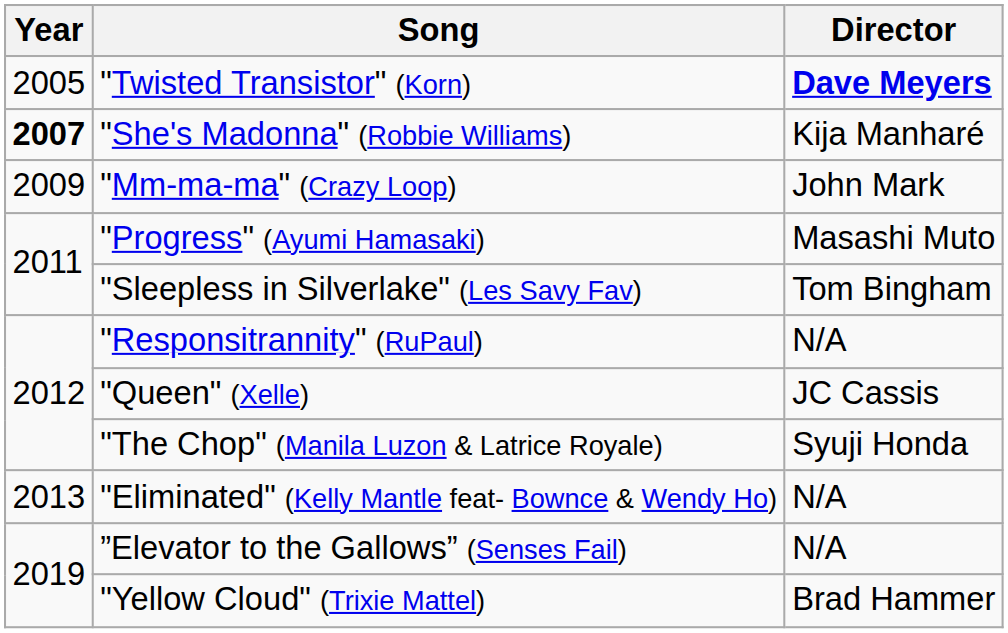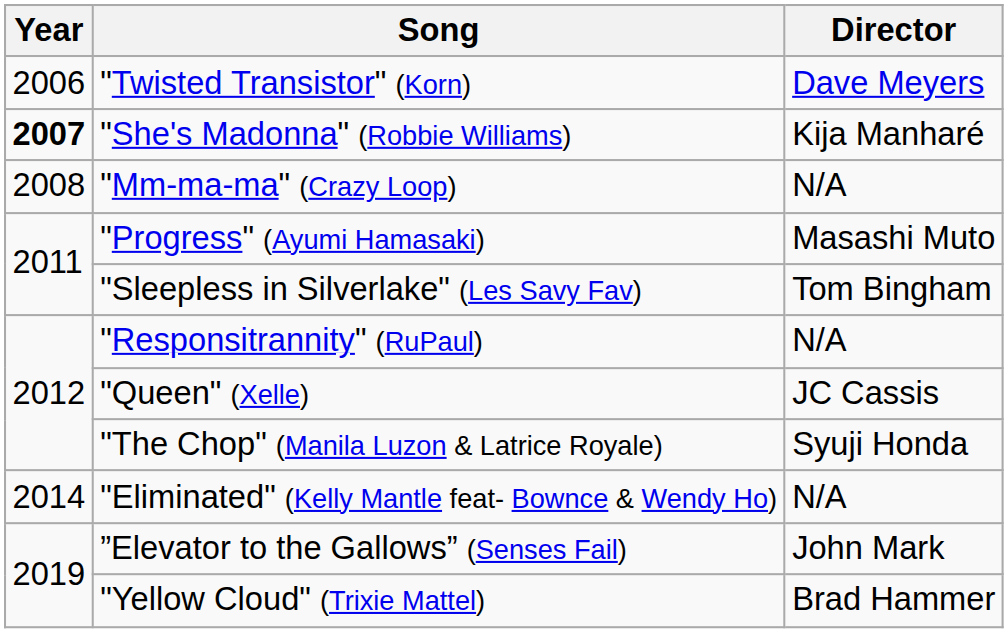(49, 82) 2005 -> (49, 82) 2006
(892, 82) bold -> (888, 82) normal
(49, 185) 2009 -> (49, 185) 2008
(868, 185) John Mark -> (819, 185) N/A
(49, 496) 2013 -> (49, 496) 2014
(819, 548) N/A -> (868, 548) John Mark
